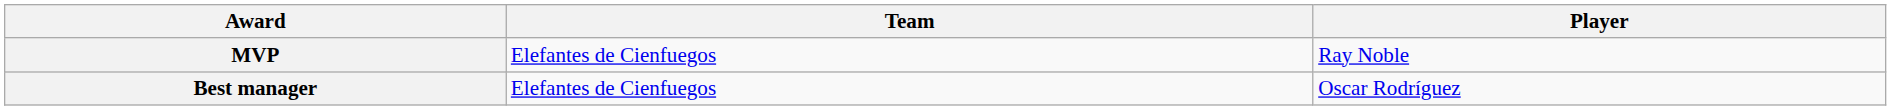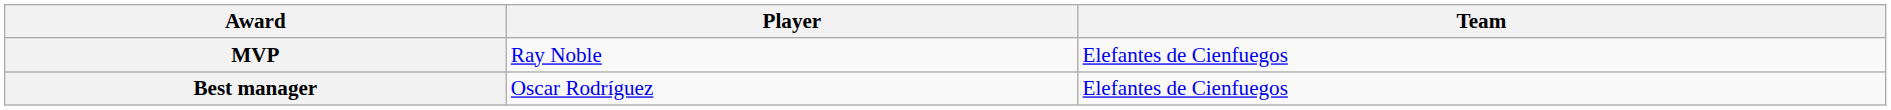columns swapped: (1599, 21) <-> (910, 21)
